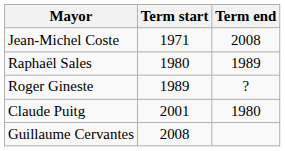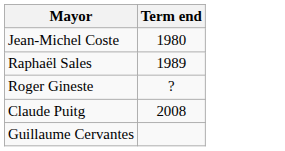- column: (175, 16)
(246, 39) 2008 -> (171, 39) 1980
(246, 110) 1980 -> (171, 110) 2008
